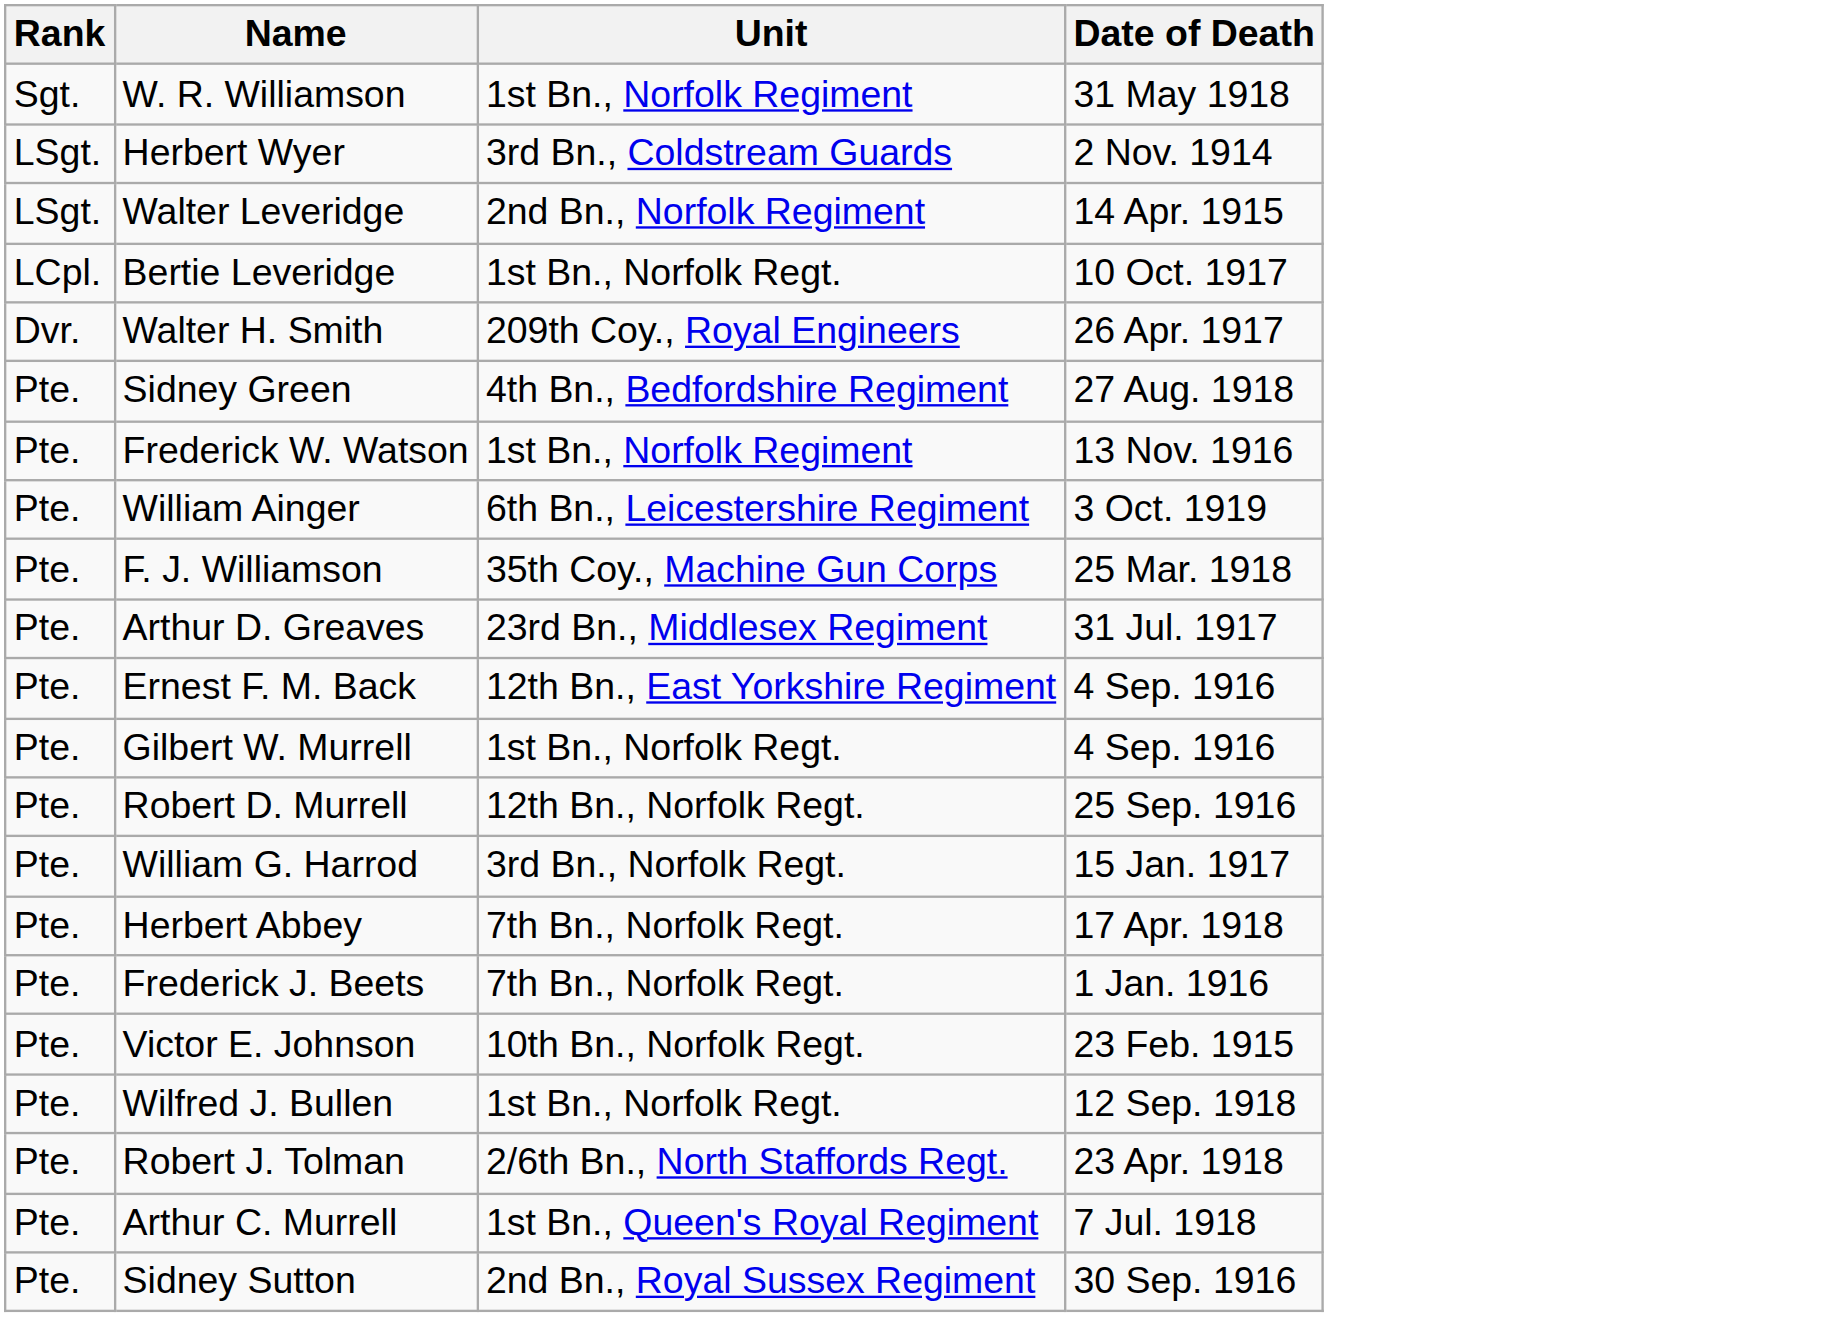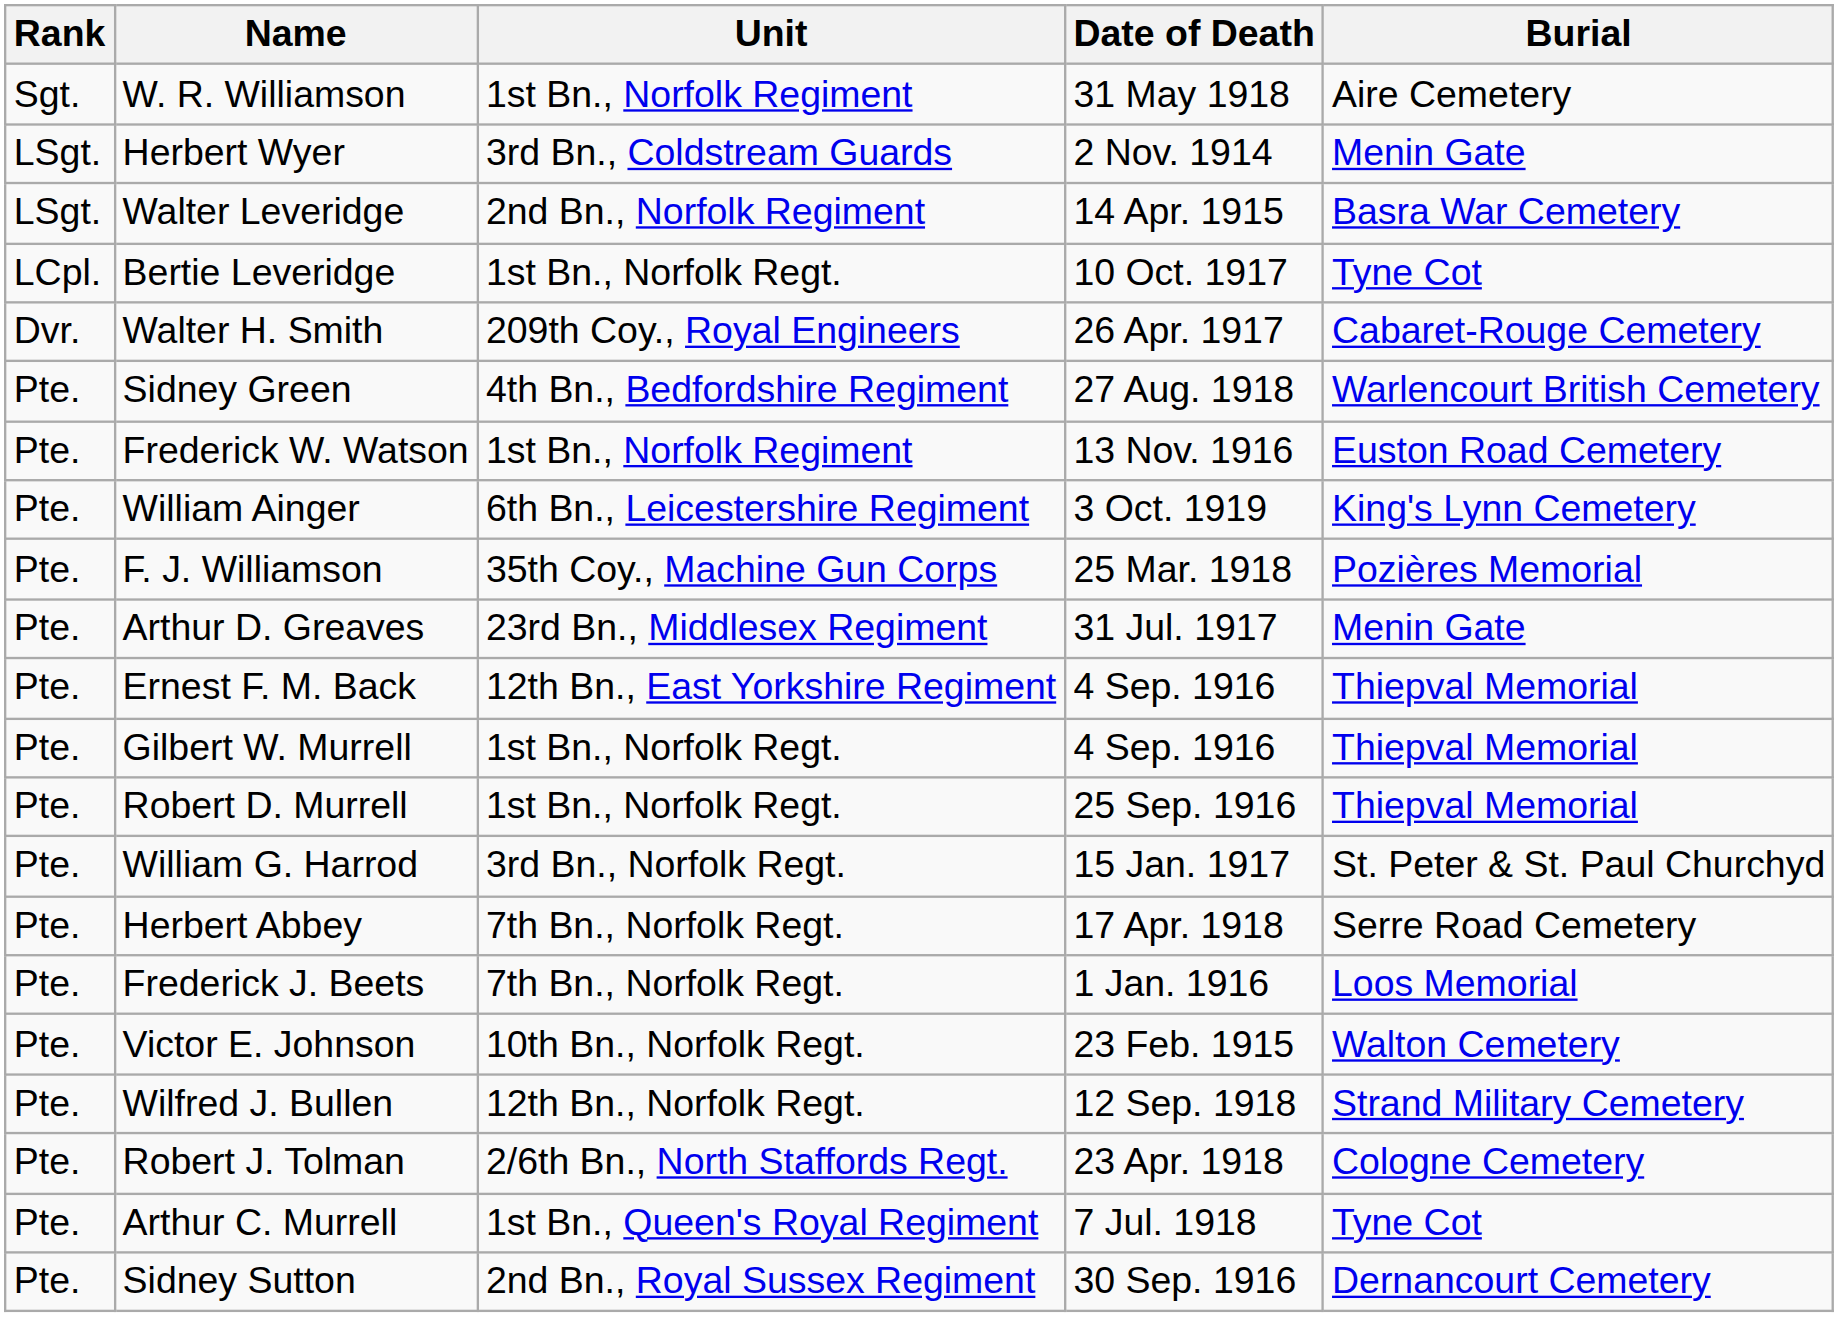+ column: (1579, 34)
(675, 806) 12th Bn., Norfolk Regt. -> (664, 806) 1st Bn., Norfolk Regt.
(664, 1102) 1st Bn., Norfolk Regt. -> (675, 1102) 12th Bn., Norfolk Regt.
